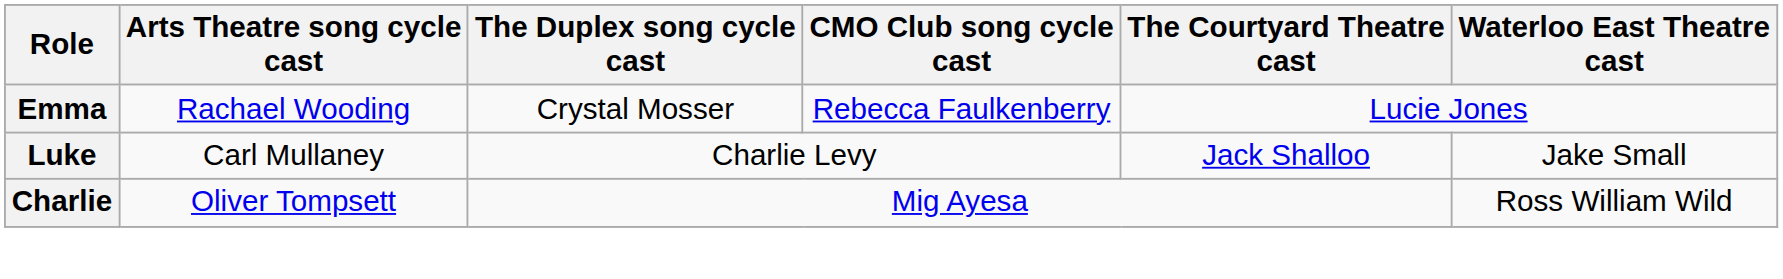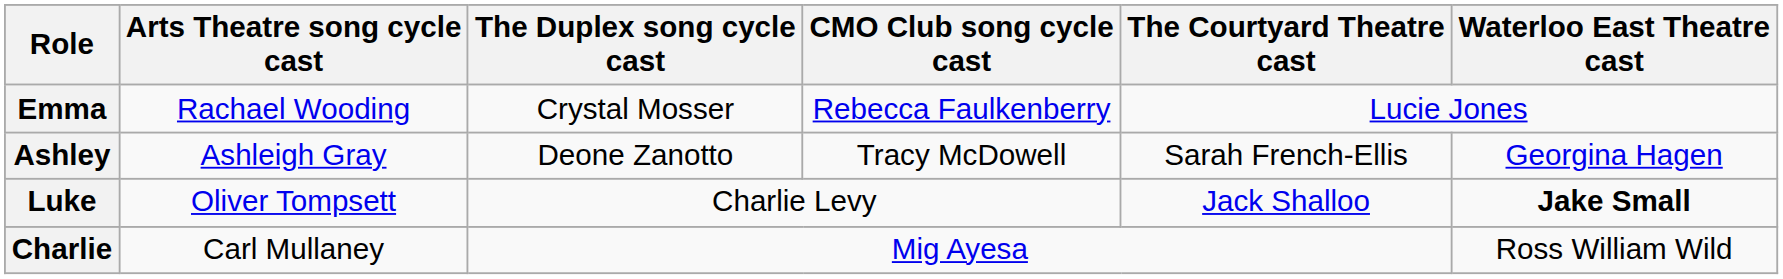+ row: (62, 155)
(294, 155) Carl Mullaney -> (294, 202) Oliver Tompsett
(1614, 155) normal -> (1614, 202) bold
(294, 202) Oliver Tompsett -> (294, 249) Carl Mullaney
